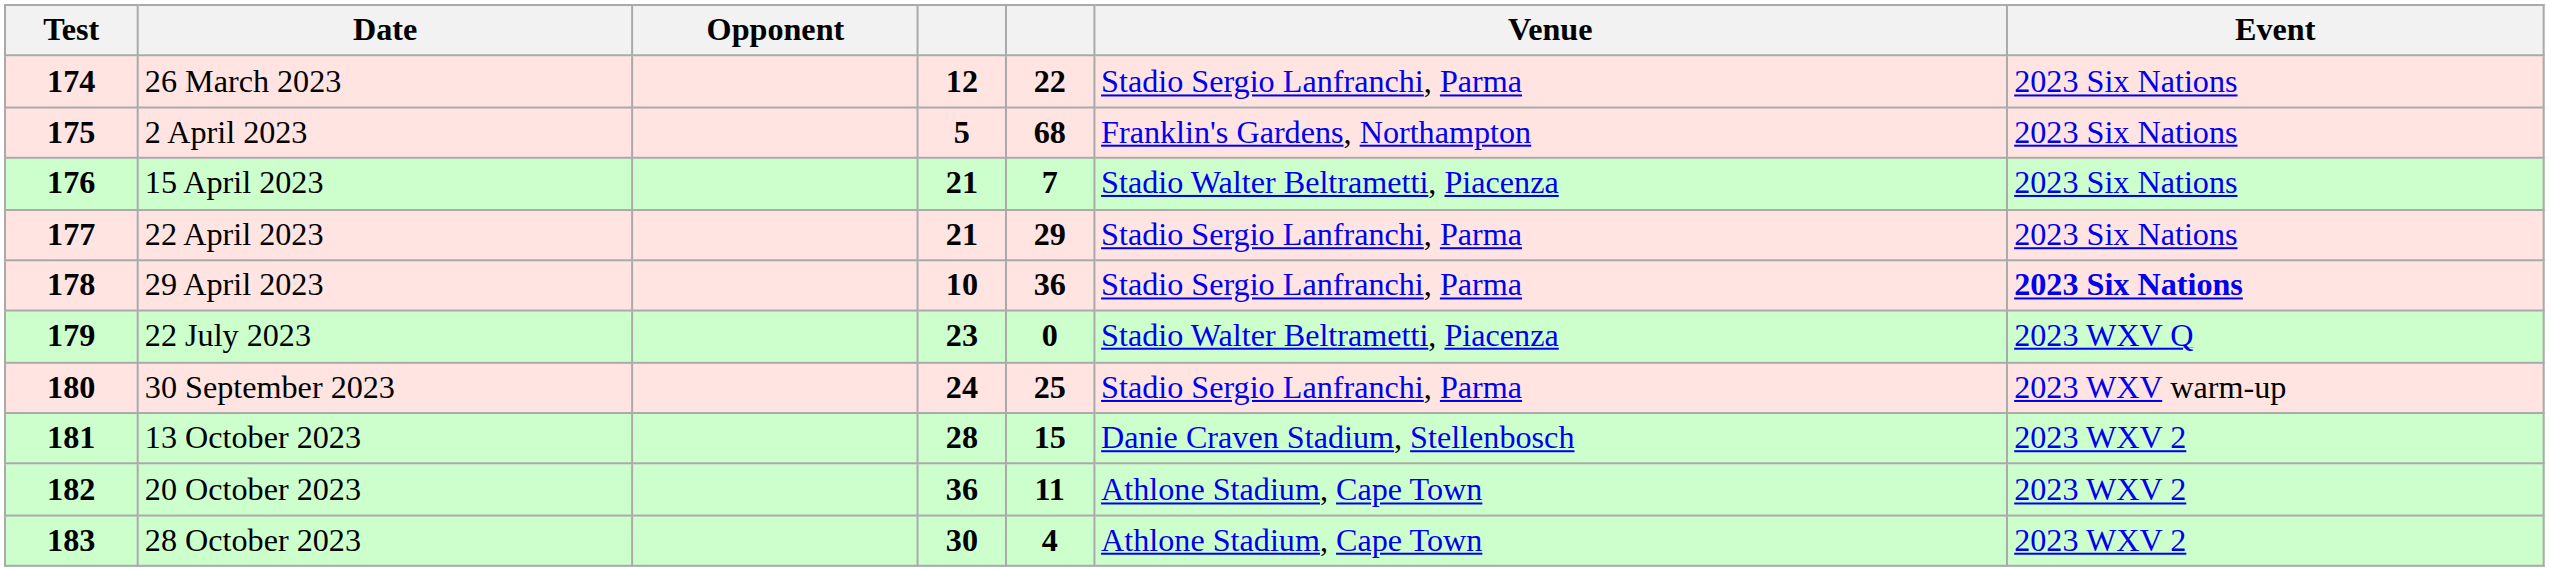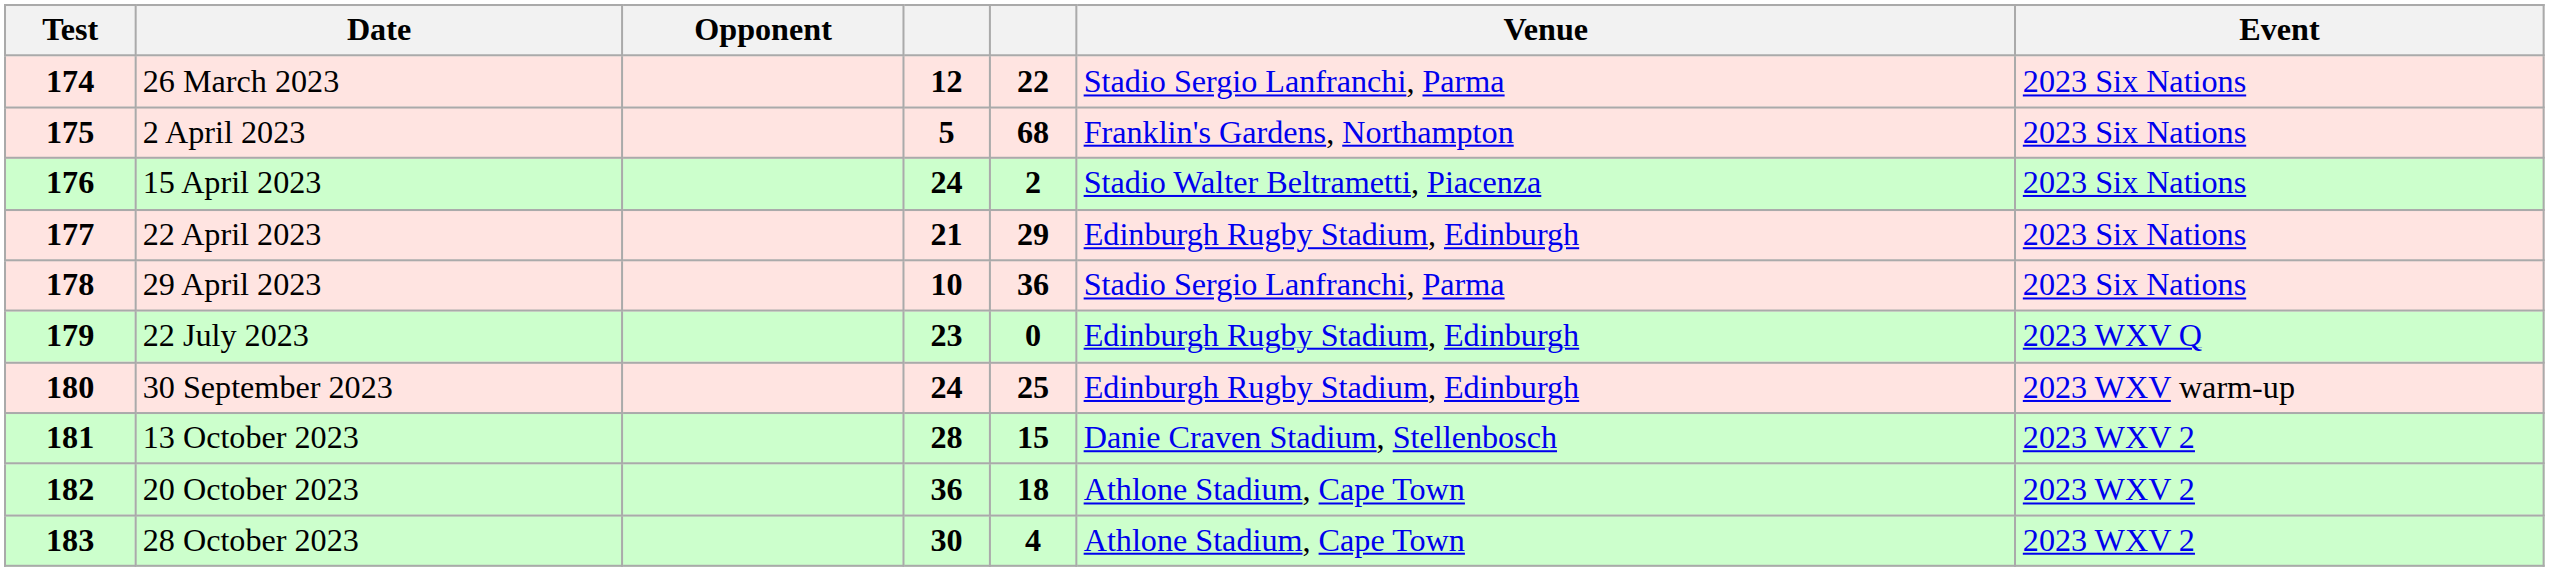(962, 183) 21 -> (947, 183) 24
(1050, 183) 7 -> (1033, 183) 2
(1312, 234) Stadio Sergio Lanfranchi, Parma -> (1331, 234) Edinburgh Rugby Stadium, Edinburgh
(2129, 285) bold -> (2135, 285) normal
(1330, 336) Stadio Walter Beltrametti, Piacenza -> (1331, 336) Edinburgh Rugby Stadium, Edinburgh
(1312, 387) Stadio Sergio Lanfranchi, Parma -> (1331, 387) Edinburgh Rugby Stadium, Edinburgh
(1050, 489) 11 -> (1033, 489) 18
